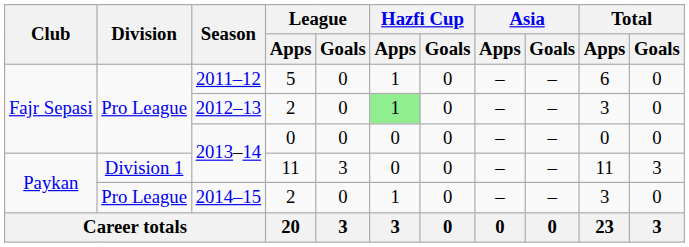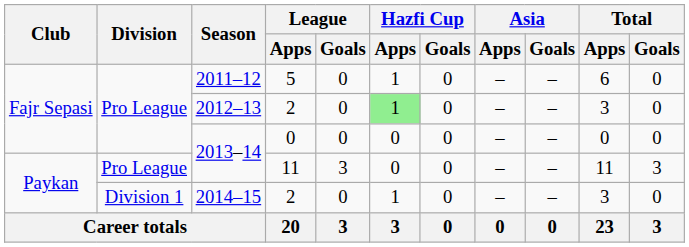(144, 167) Division 1 -> (144, 167) Pro League
(144, 197) Pro League -> (144, 197) Division 1
